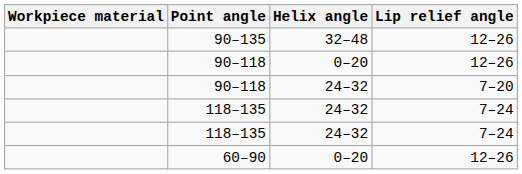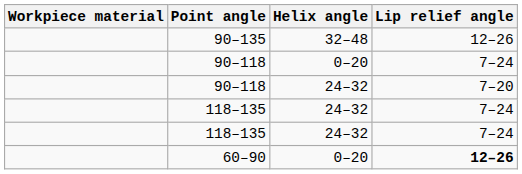(492, 63) 12–26 -> (496, 63) 7–24
(492, 157) normal -> (492, 157) bold
